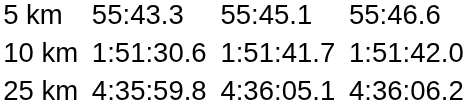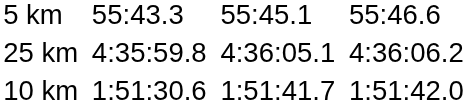rows swapped: (41, 53) <-> (41, 90)
